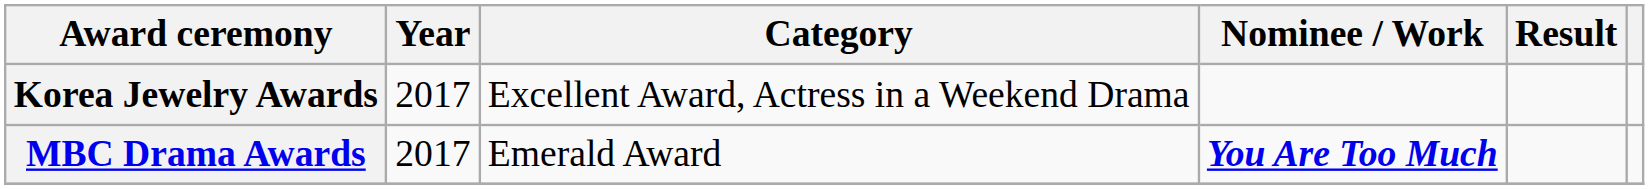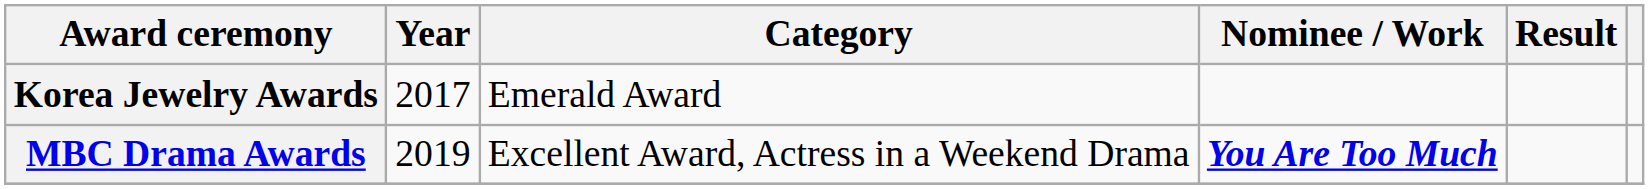(839, 93) Excellent Award, Actress in a Weekend Drama -> (605, 93) Emerald Award
(433, 153) 2017 -> (433, 153) 2019
(605, 153) Emerald Award -> (839, 153) Excellent Award, Actress in a Weekend Drama
